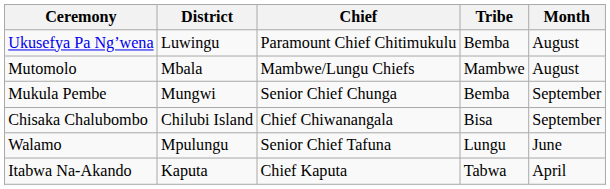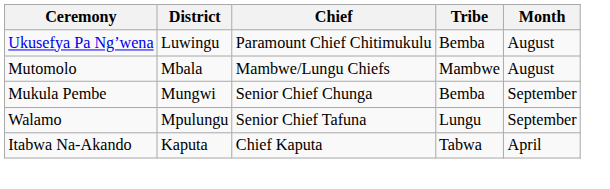- row: (78, 119)
(547, 145) June -> (542, 119) September
